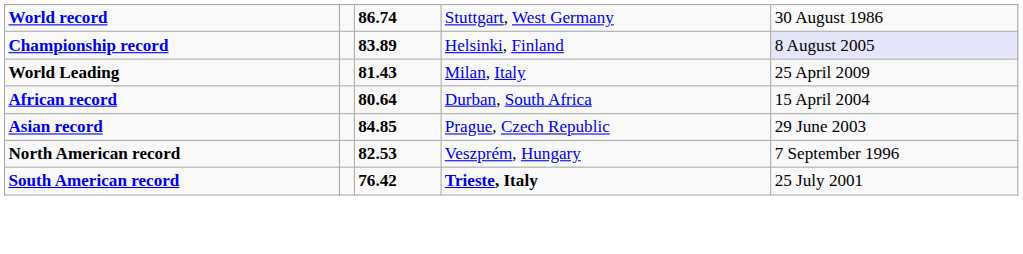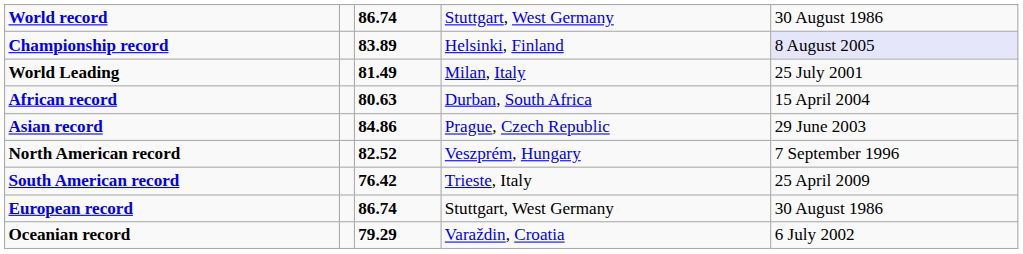(378, 72) 81.43 -> (378, 72) 81.49
(822, 72) 25 April 2009 -> (819, 72) 25 July 2001
(378, 99) 80.64 -> (378, 99) 80.63
(378, 126) 84.85 -> (378, 126) 84.86
(378, 153) 82.53 -> (378, 153) 82.52
(491, 180) bold -> (488, 180) normal
(819, 180) 25 July 2001 -> (822, 180) 25 April 2009
+ row: (71, 208)
+ row: (69, 235)
